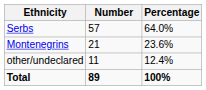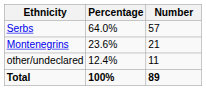columns swapped: (114, 12) <-> (172, 12)
